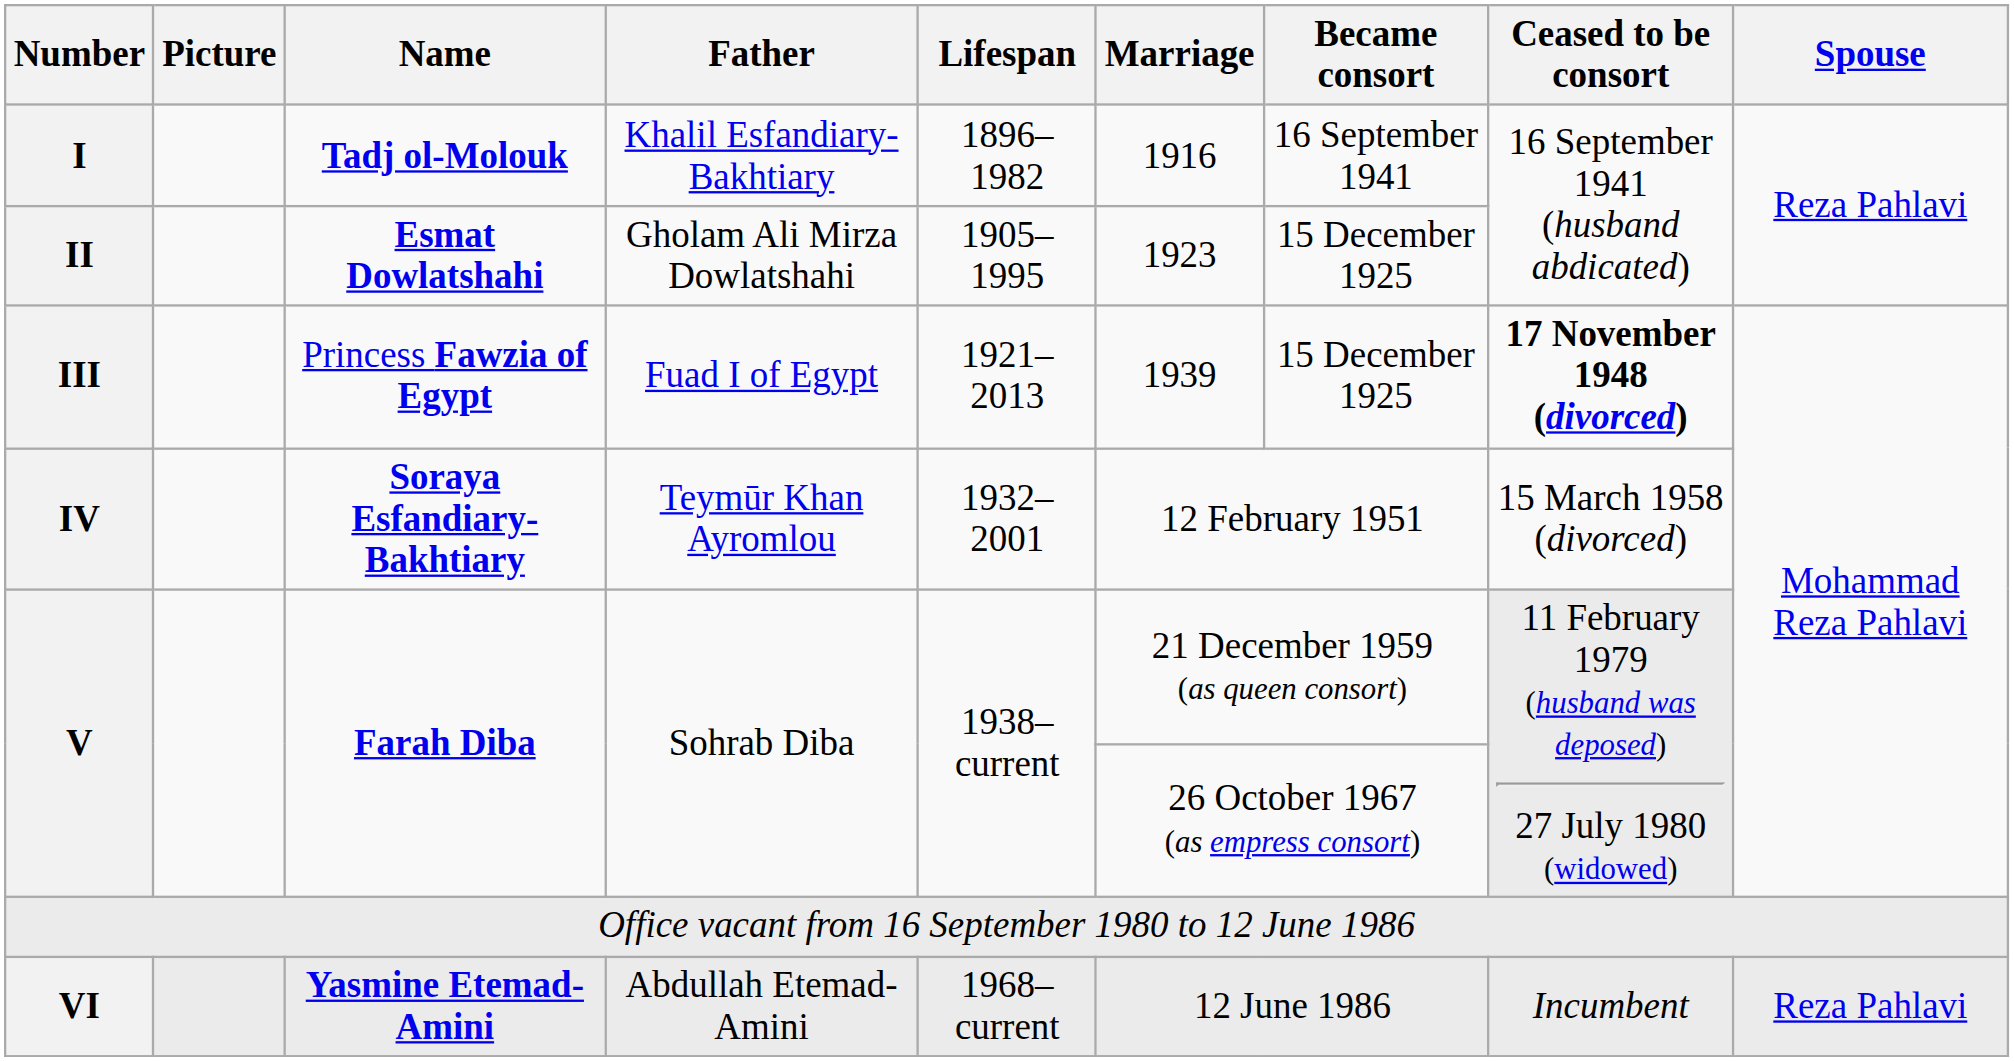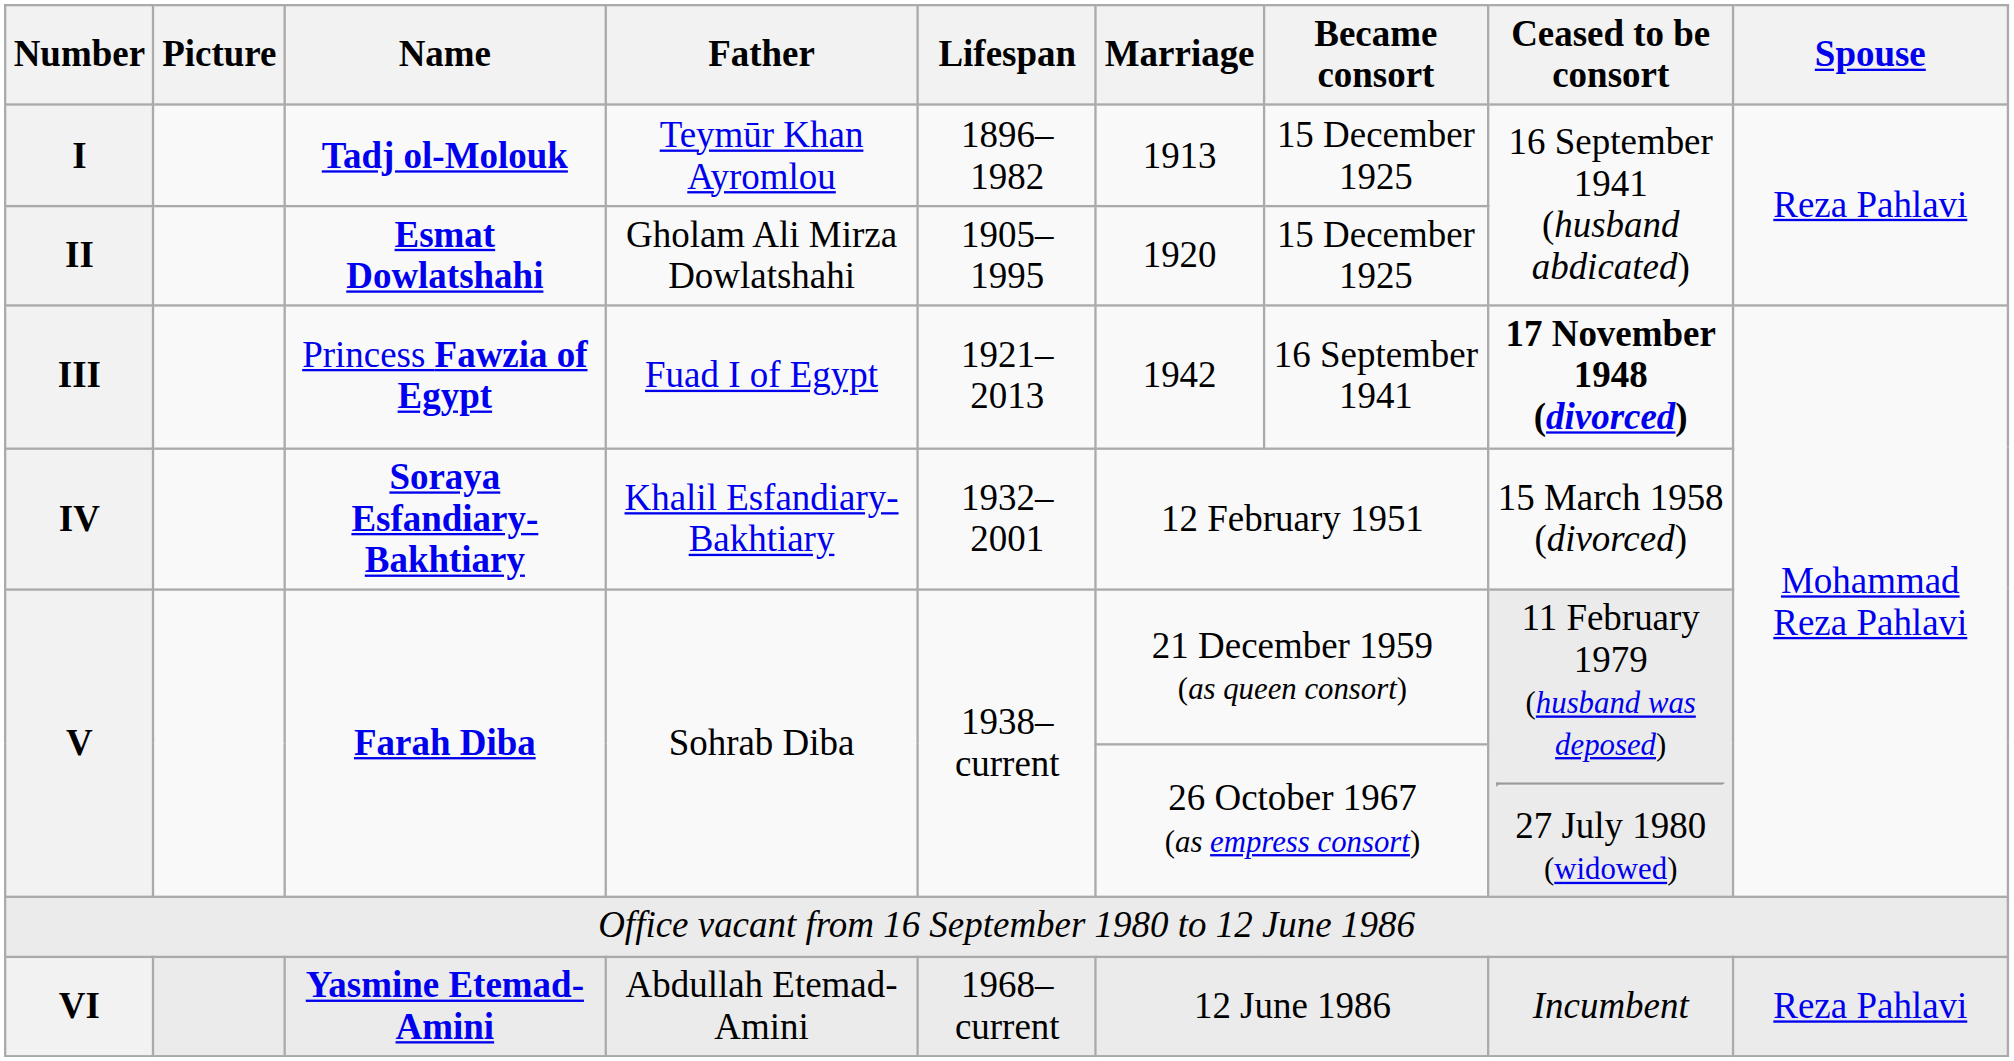(762, 154) Khalil Esfandiary-Bakhtiary -> (762, 154) Teymūr Khan Ayromlou
(1180, 154) 1916 -> (1180, 154) 1913
(1376, 154) 16 September 1941 -> (1376, 154) 15 December 1925
(1180, 254) 1923 -> (1180, 254) 1920
(1180, 375) 1939 -> (1180, 375) 1942
(1376, 375) 15 December 1925 -> (1376, 375) 16 September 1941
(762, 517) Teymūr Khan Ayromlou -> (762, 517) Khalil Esfandiary-Bakhtiary
